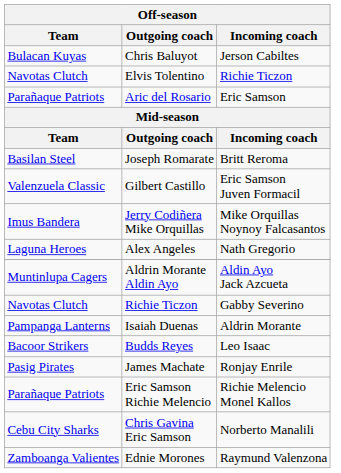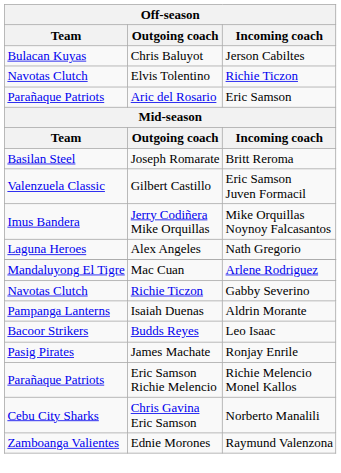+ row: (158, 270)
- row: (166, 277)
